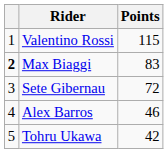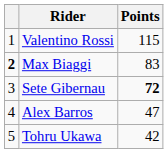(152, 88) normal -> (152, 88) bold
(152, 112) 46 -> (152, 112) 47
